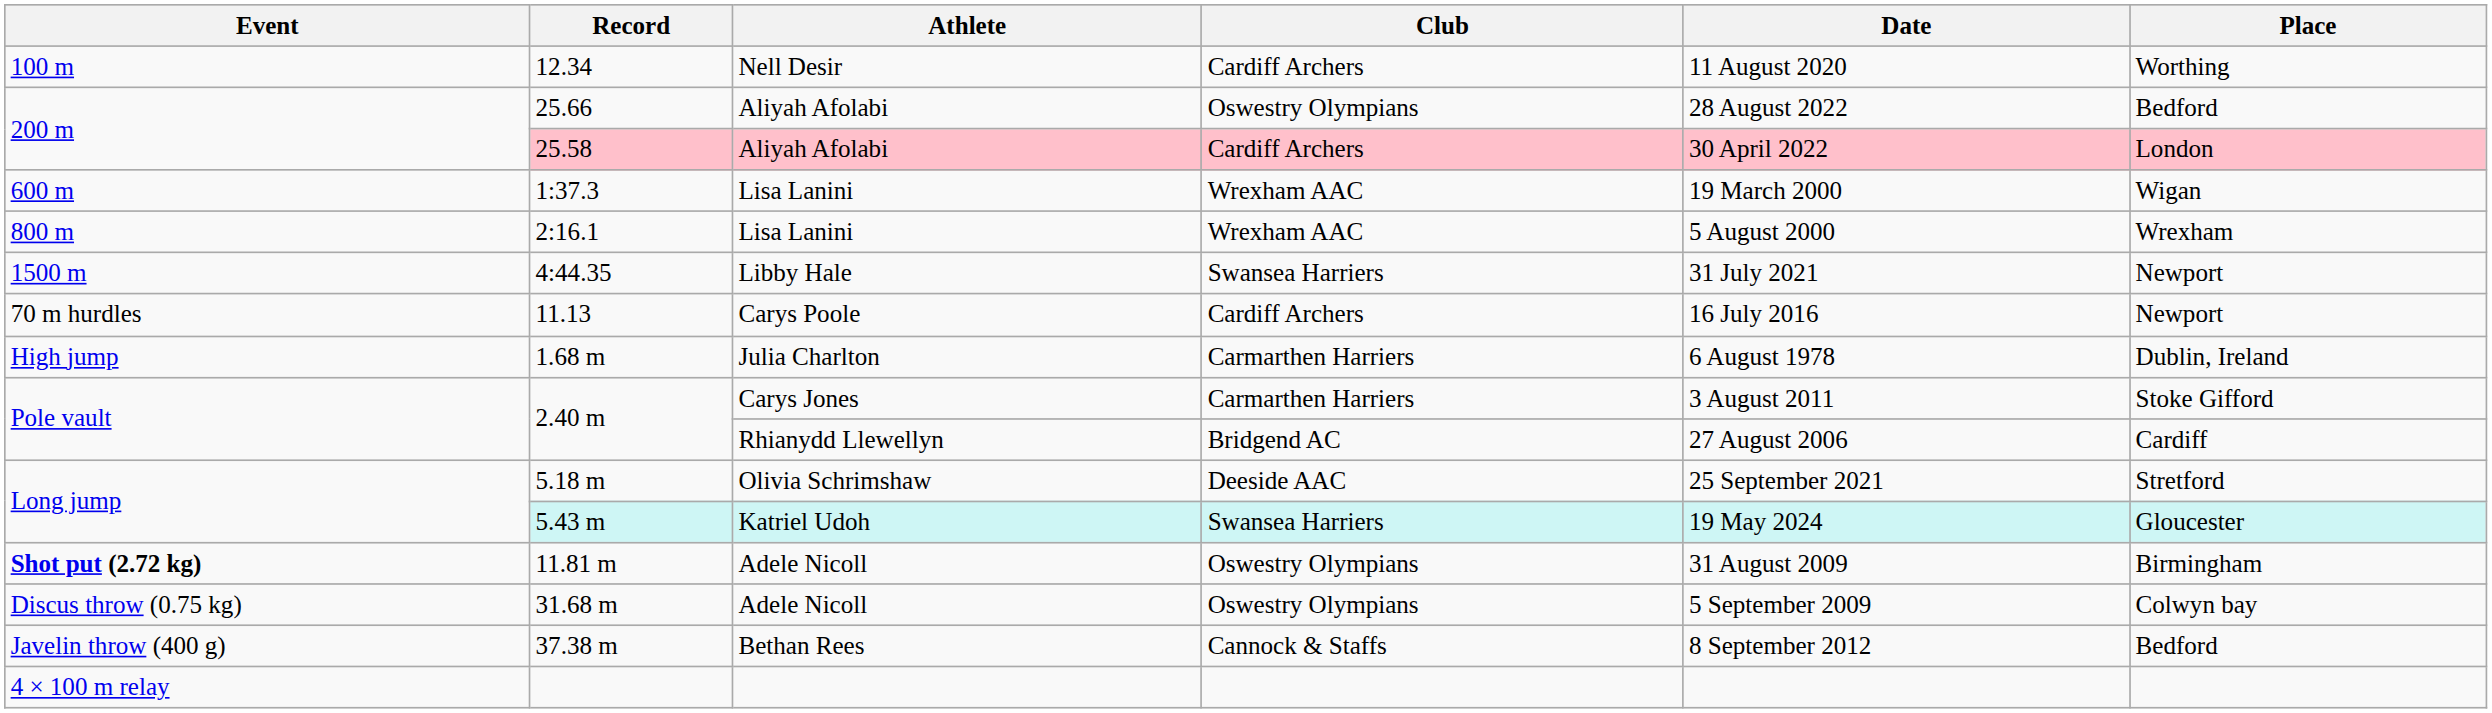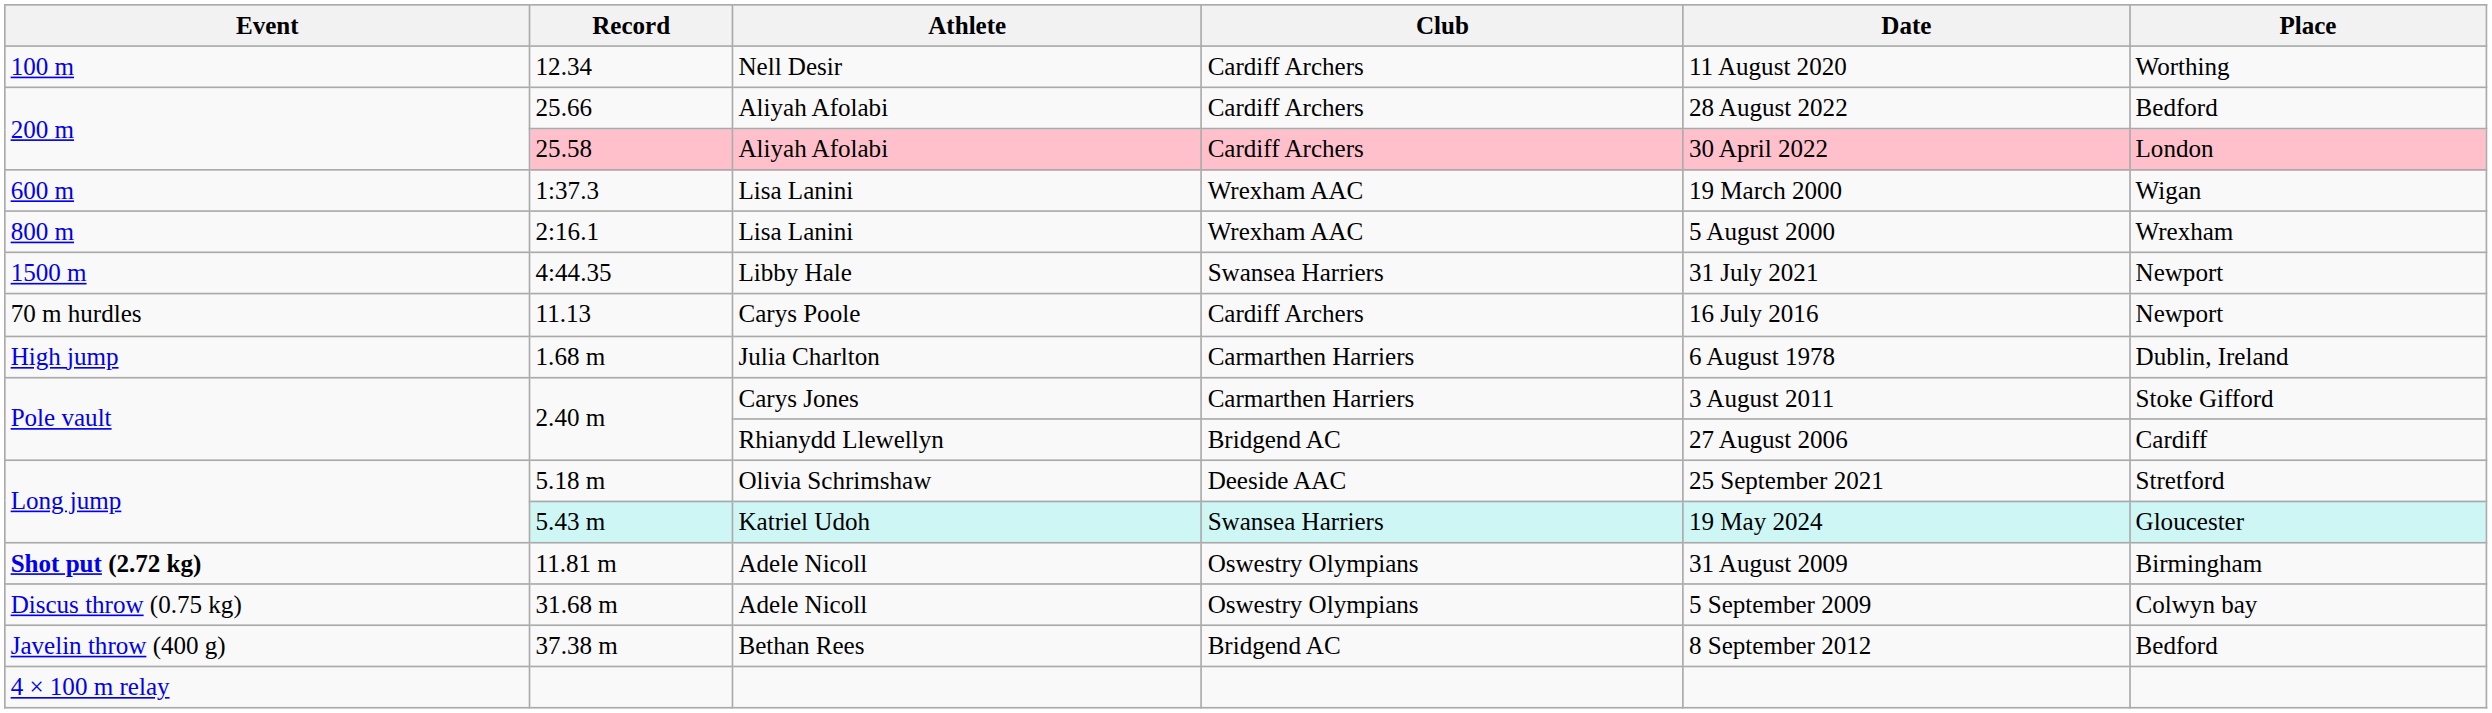(1313, 108) Oswestry Olympians -> (1286, 108) Cardiff Archers
(1297, 645) Cannock & Staffs -> (1274, 645) Bridgend AC
